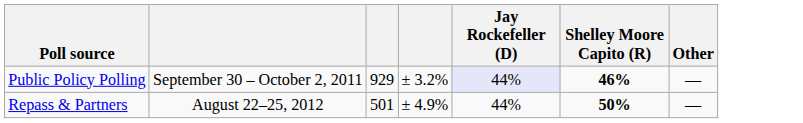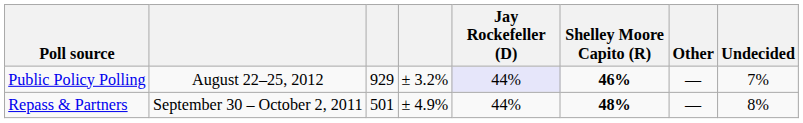+ column: (758, 53)
(258, 79) September 30 – October 2, 2011 -> (258, 79) August 22–25, 2012
(258, 104) August 22–25, 2012 -> (258, 104) September 30 – October 2, 2011
(615, 104) 50% -> (615, 104) 48%
